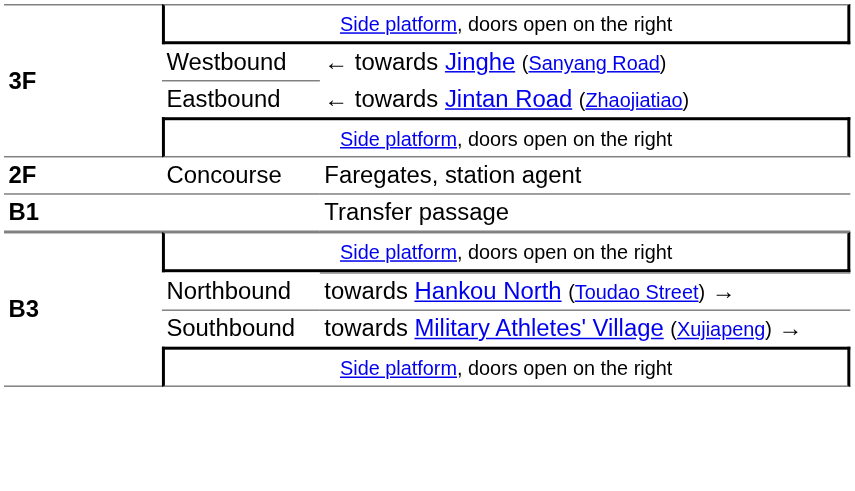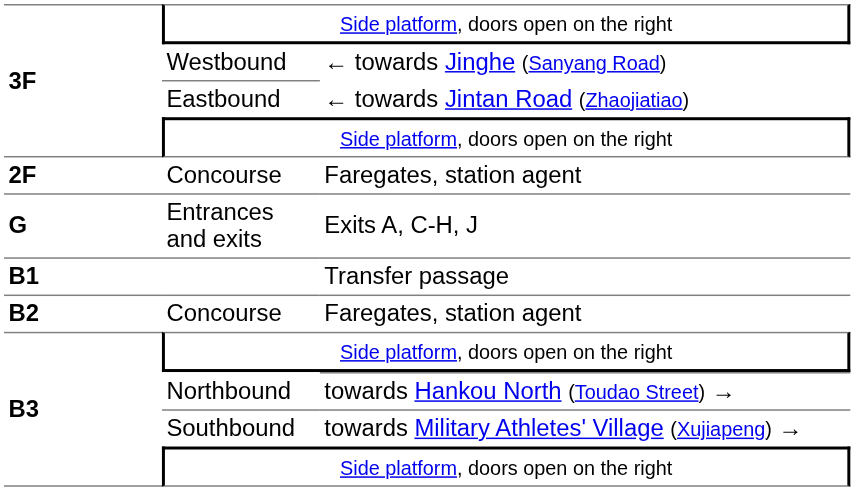+ row: (18, 225)
+ row: (24, 313)
